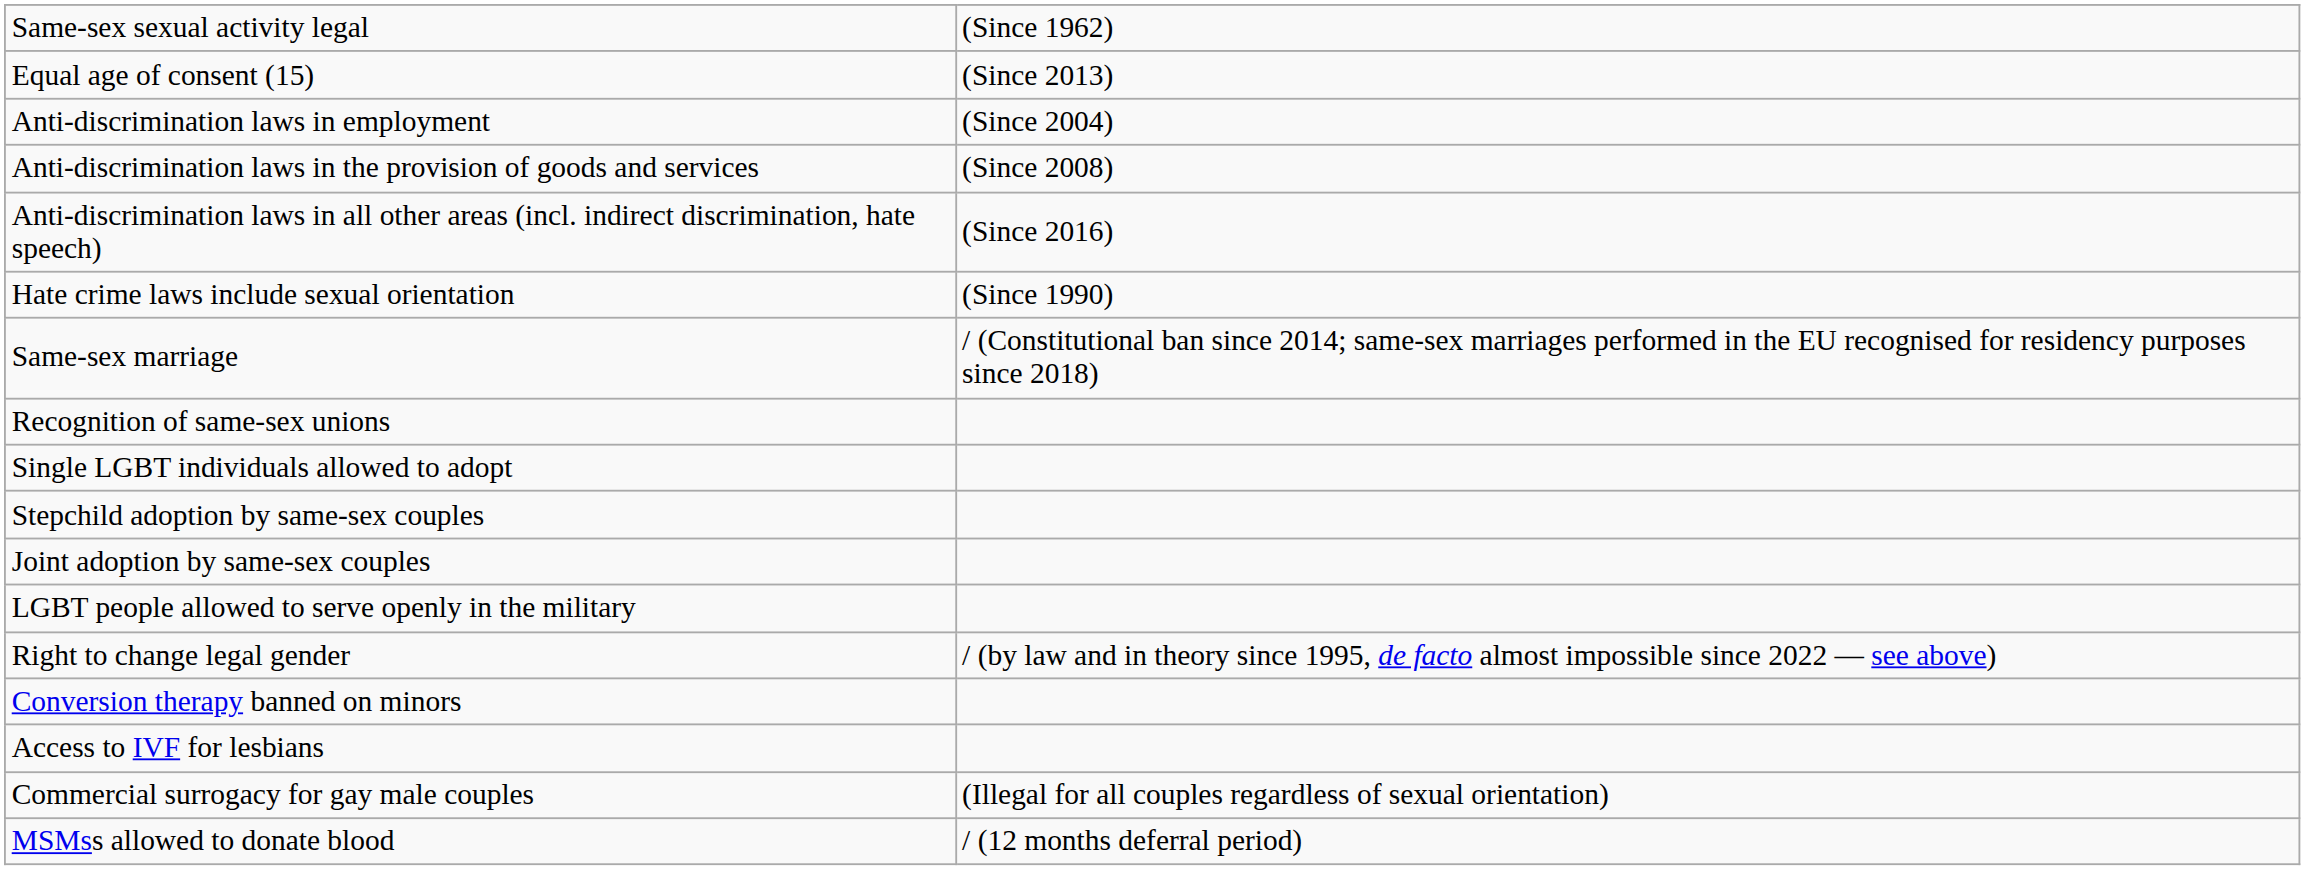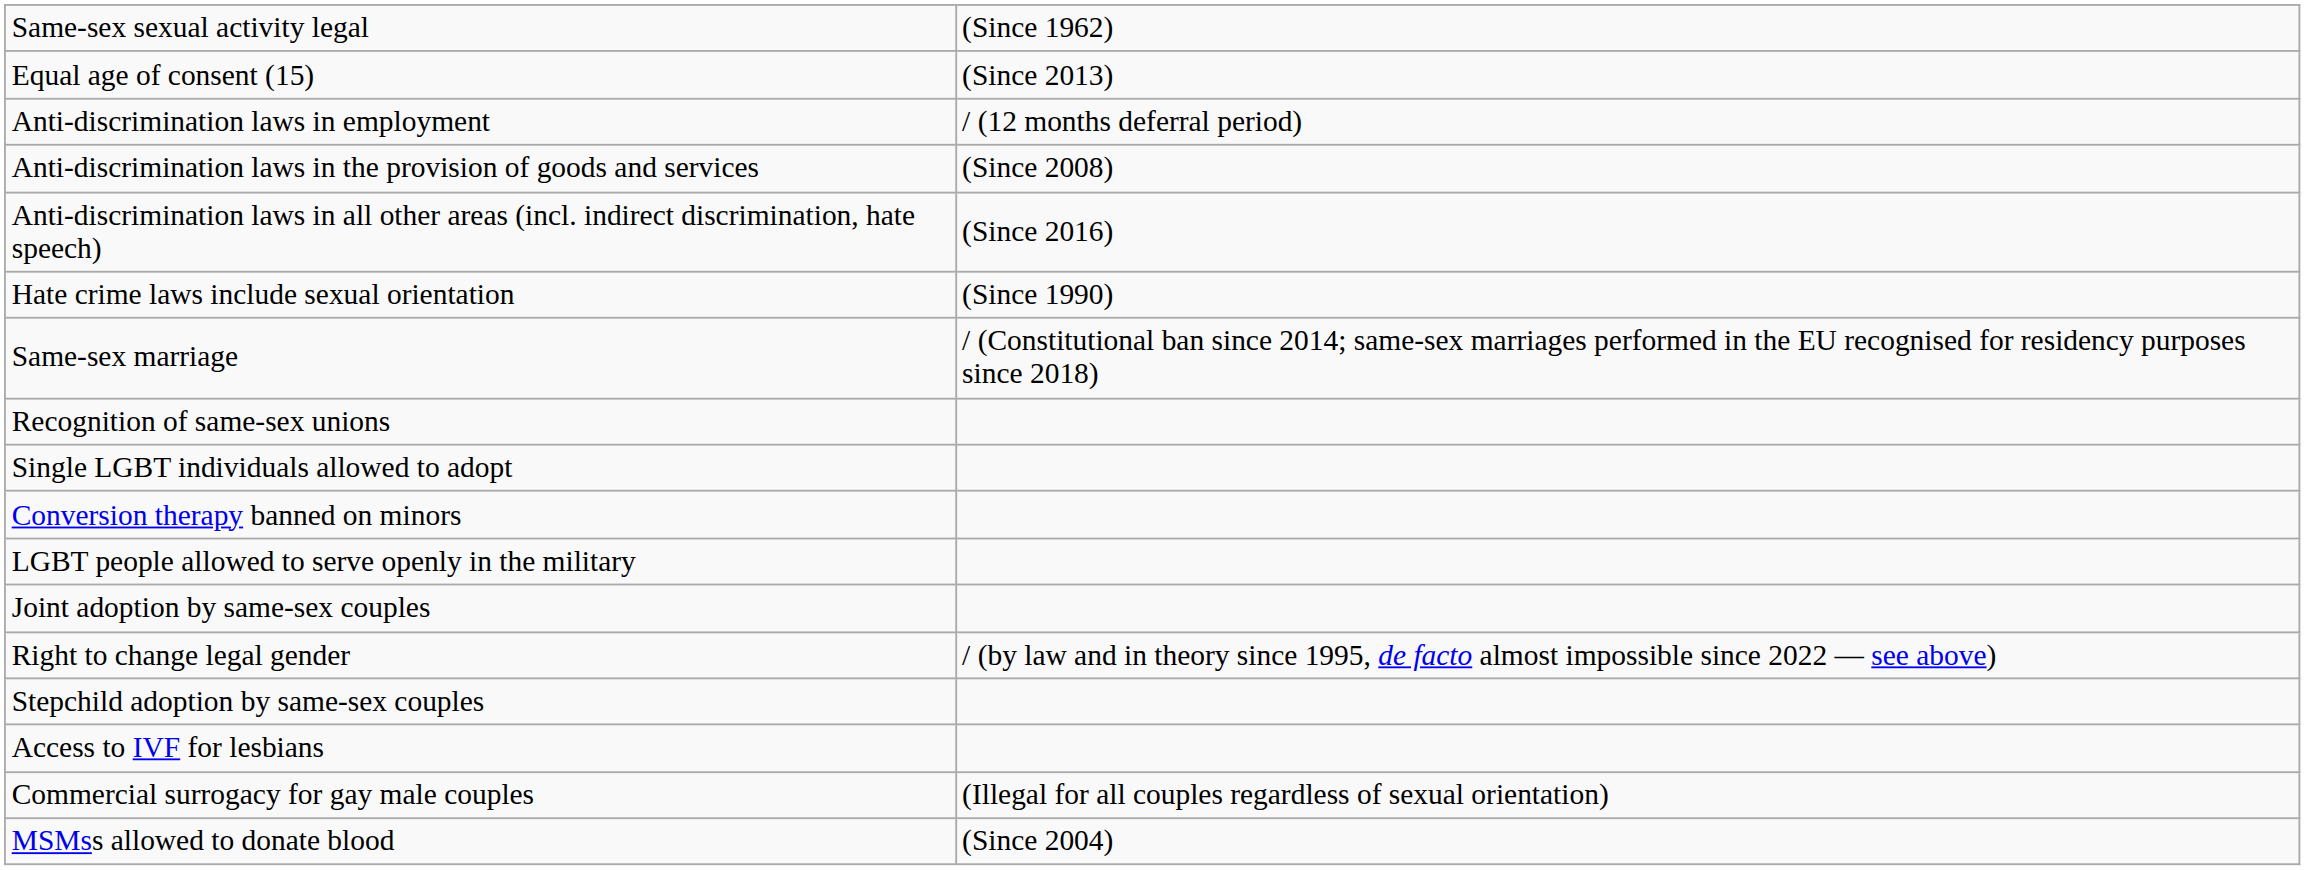(1038, 121) (Since 2004) -> (1132, 121) / (12 months deferral period)
rows swapped: (248, 514) <-> (237, 701)
rows swapped: (221, 560) <-> (324, 607)
(1132, 841) / (12 months deferral period) -> (1038, 841) (Since 2004)
